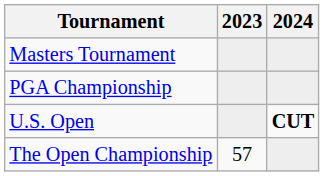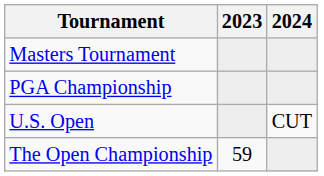(293, 121) bold -> (292, 121) normal
(242, 154) 57 -> (242, 154) 59
